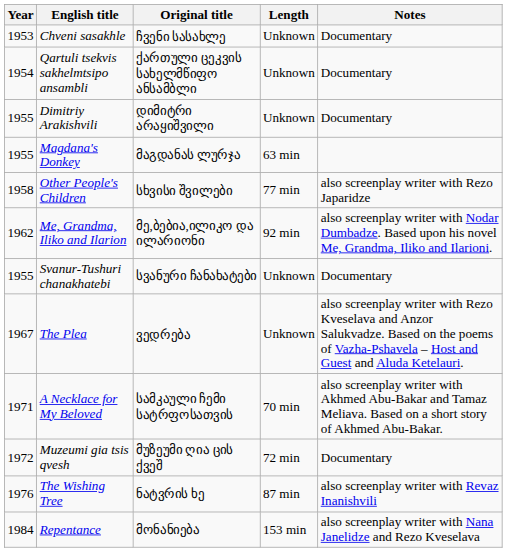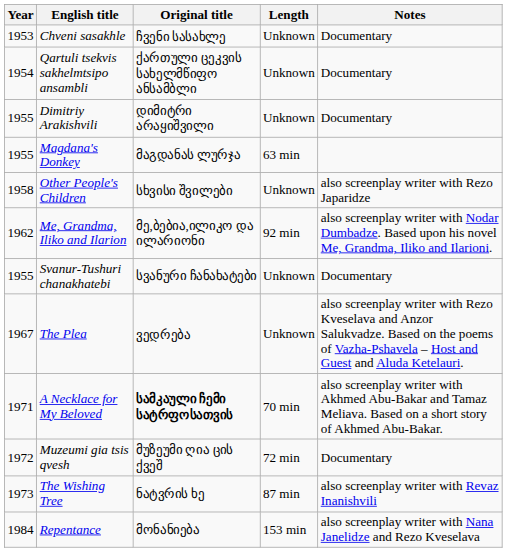(281, 190) 77 min -> (289, 190) Unknown
(185, 406) normal -> (185, 406) bold
(21, 493) 1976 -> (21, 493) 1973
